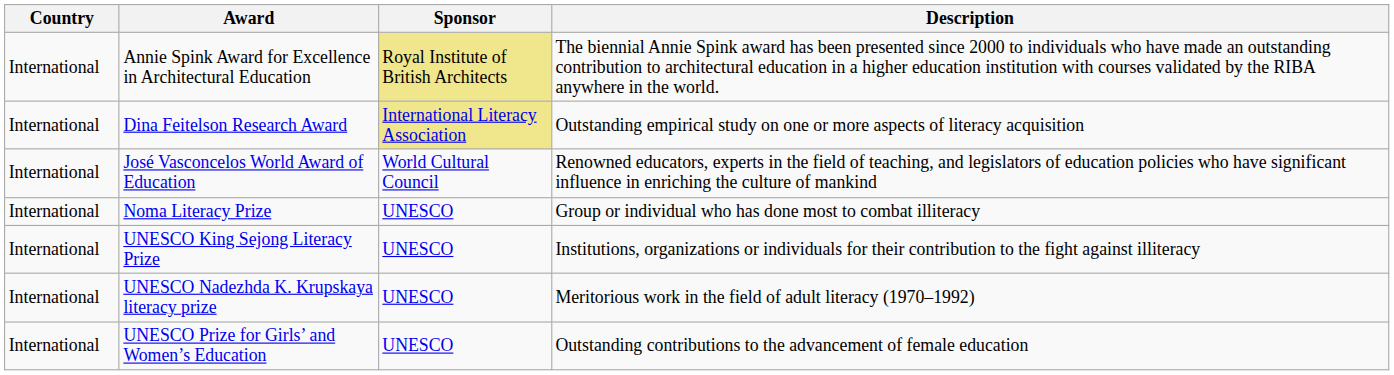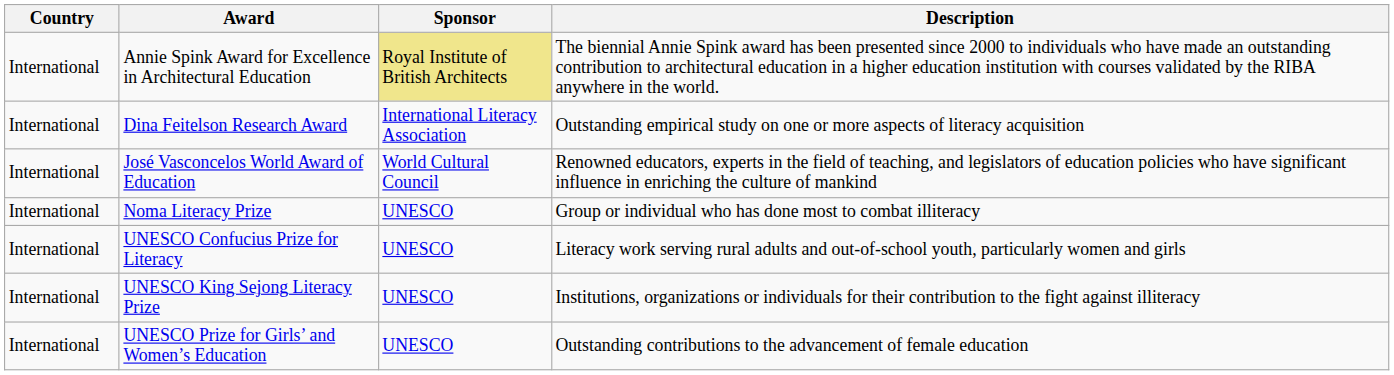(460, 124) khaki background -> (460, 124) no background
+ row: (231, 249)
- row: (248, 297)
